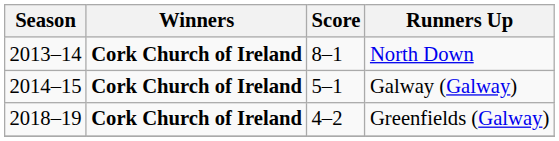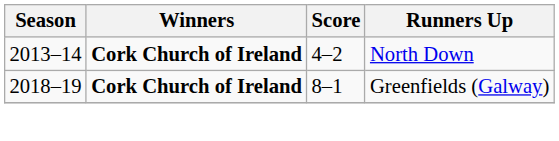(327, 53) 8–1 -> (327, 53) 4–2
- row: (444, 86)
(327, 119) 4–2 -> (327, 86) 8–1
